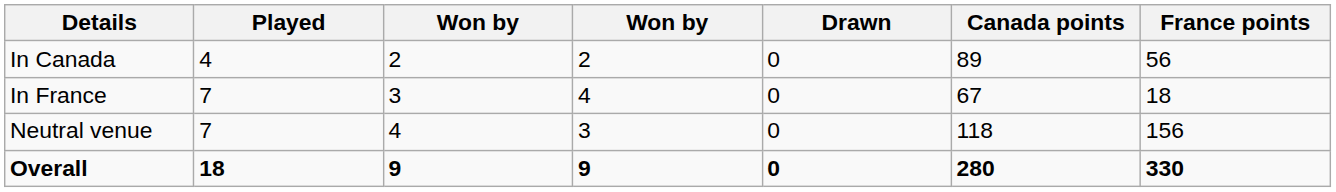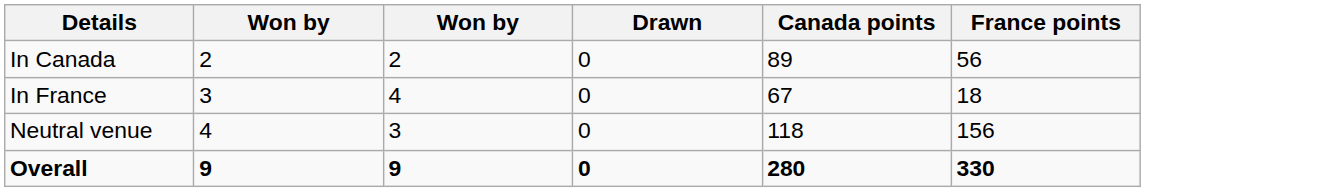- column: (289, 22)
